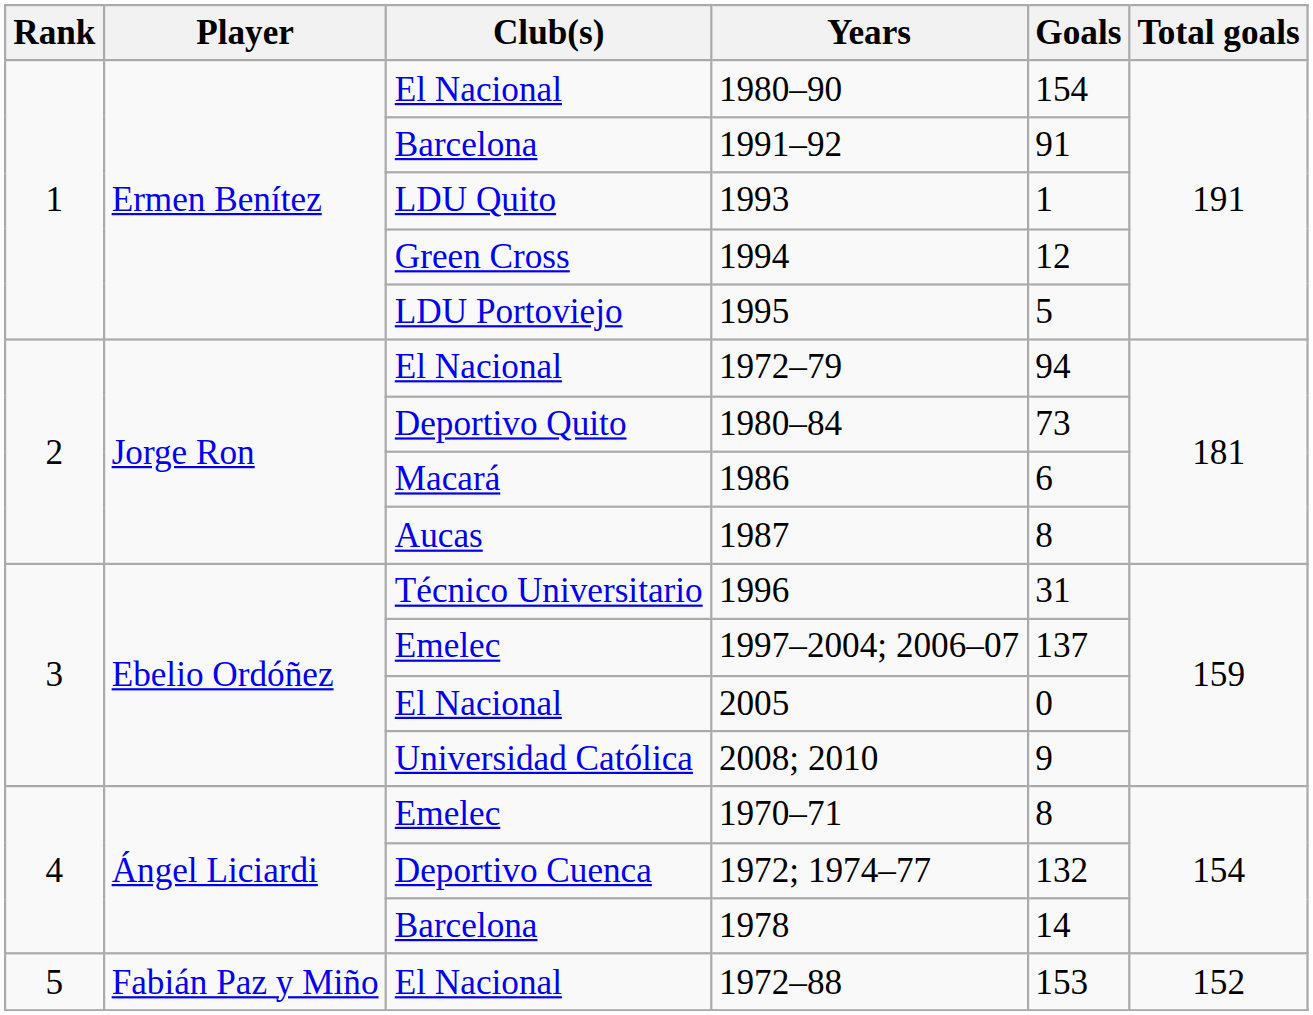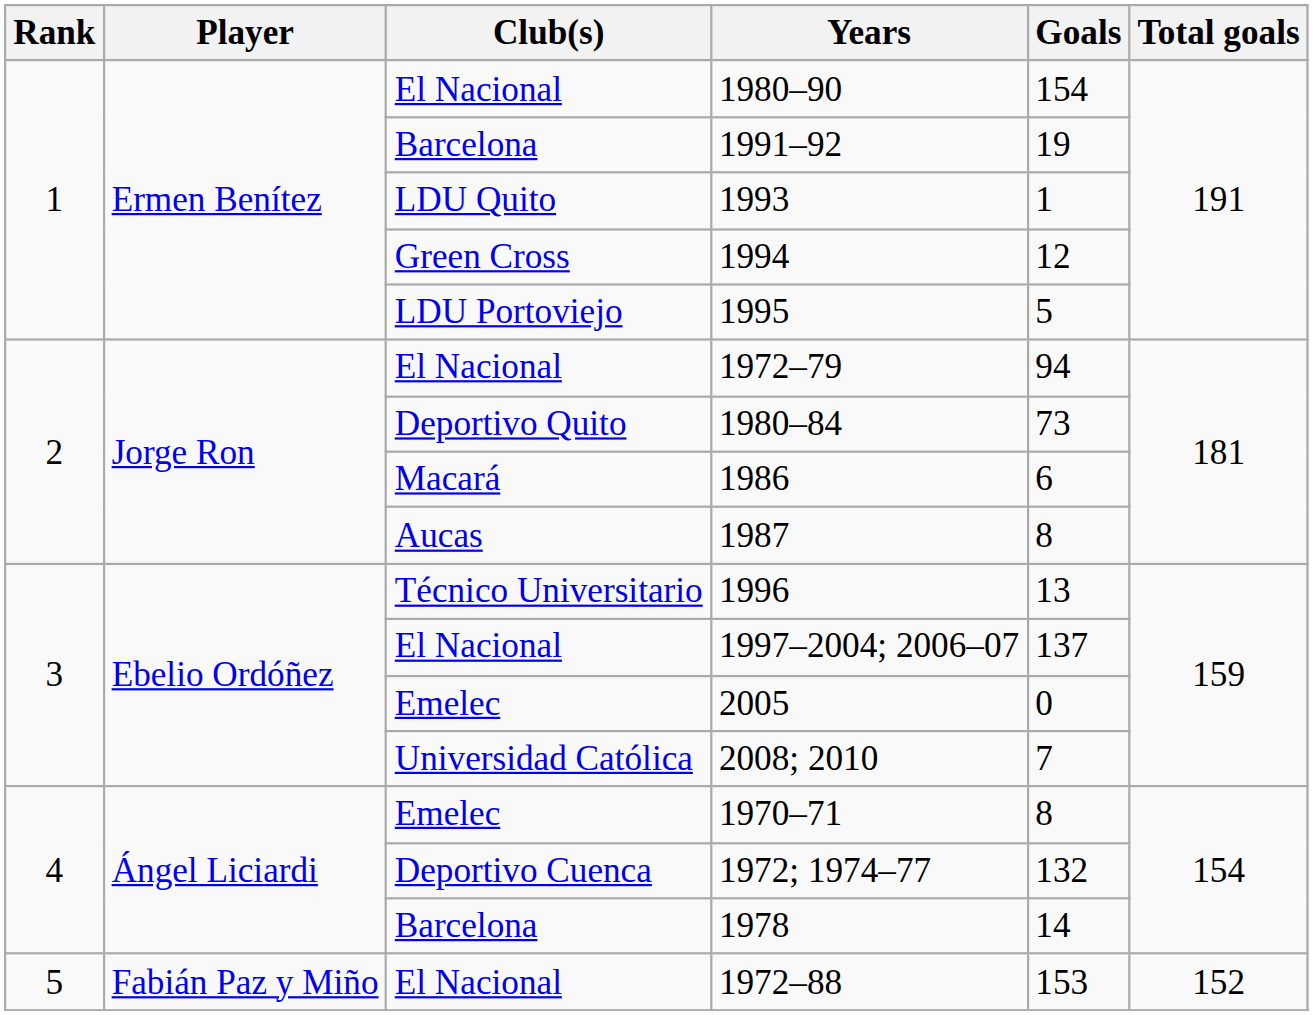(1053, 144) 91 -> (1053, 144) 19
(1053, 590) 31 -> (1053, 590) 13
(448, 646) Emelec -> (478, 646) El Nacional
(478, 702) El Nacional -> (448, 702) Emelec
(1044, 758) 9 -> (1044, 758) 7
